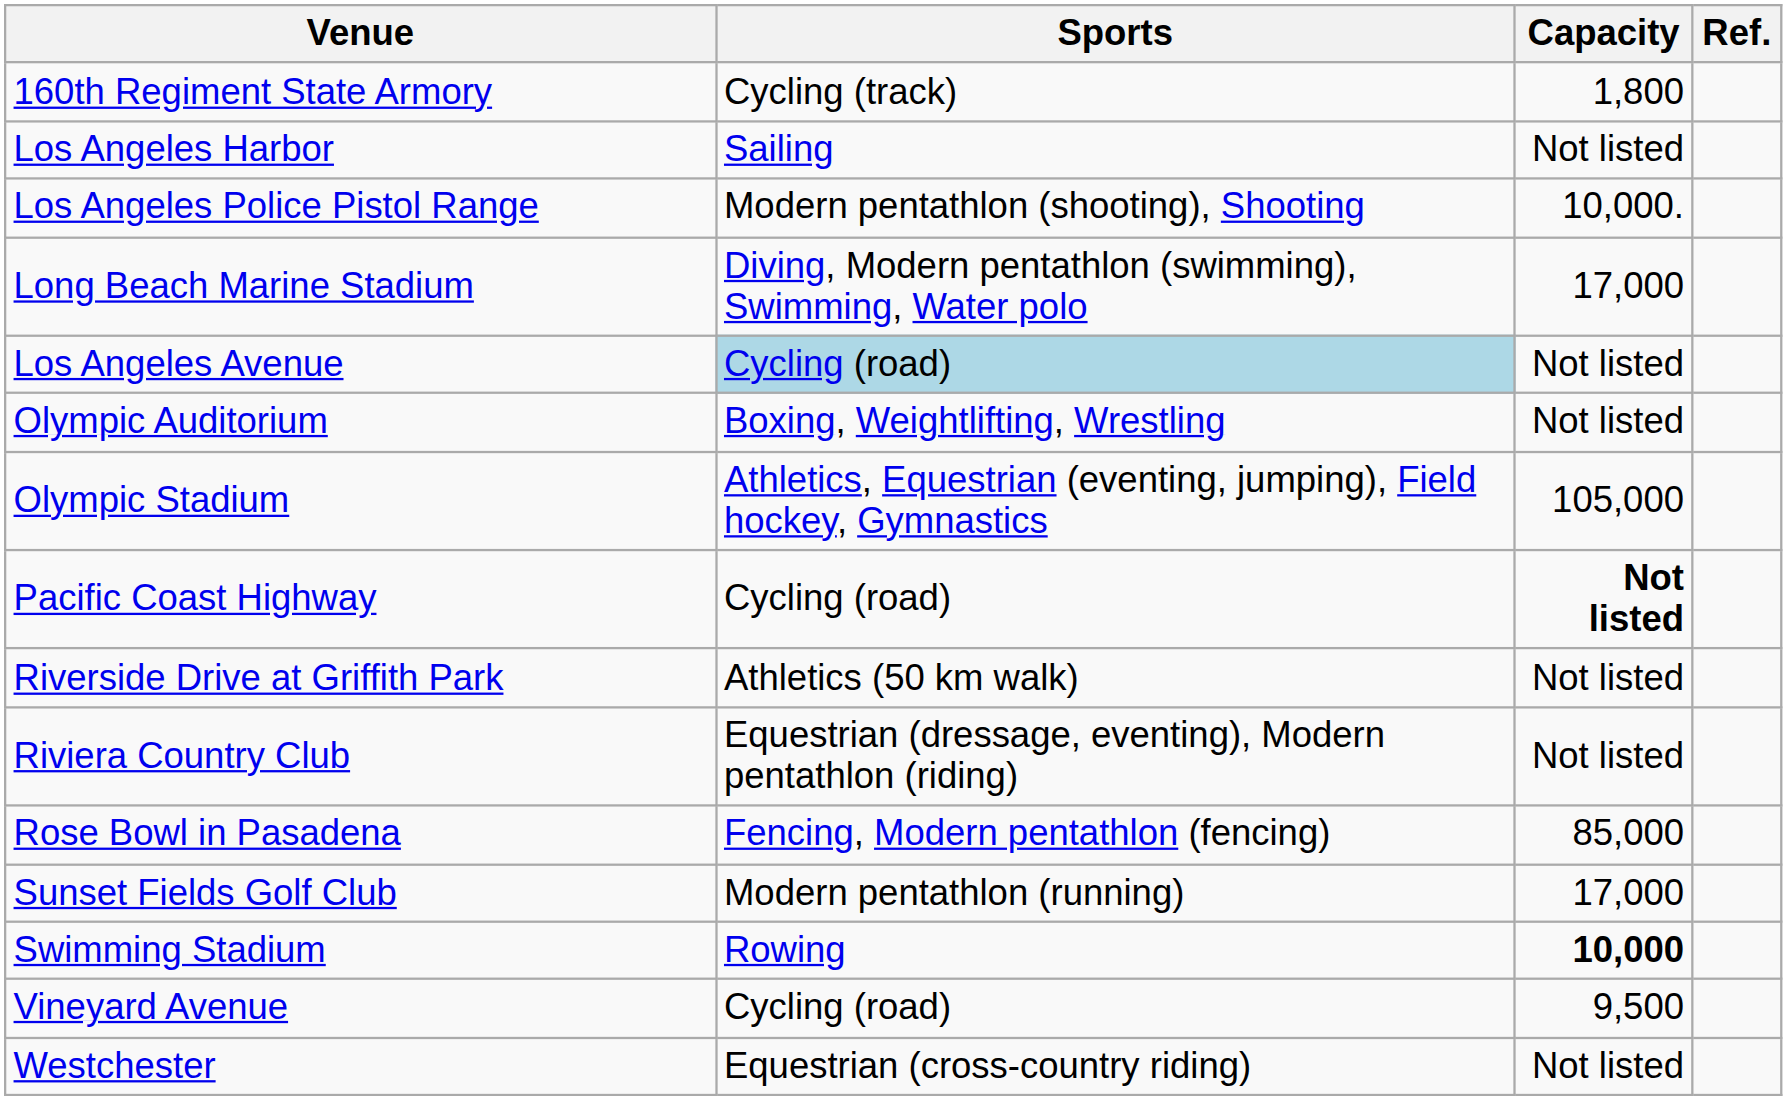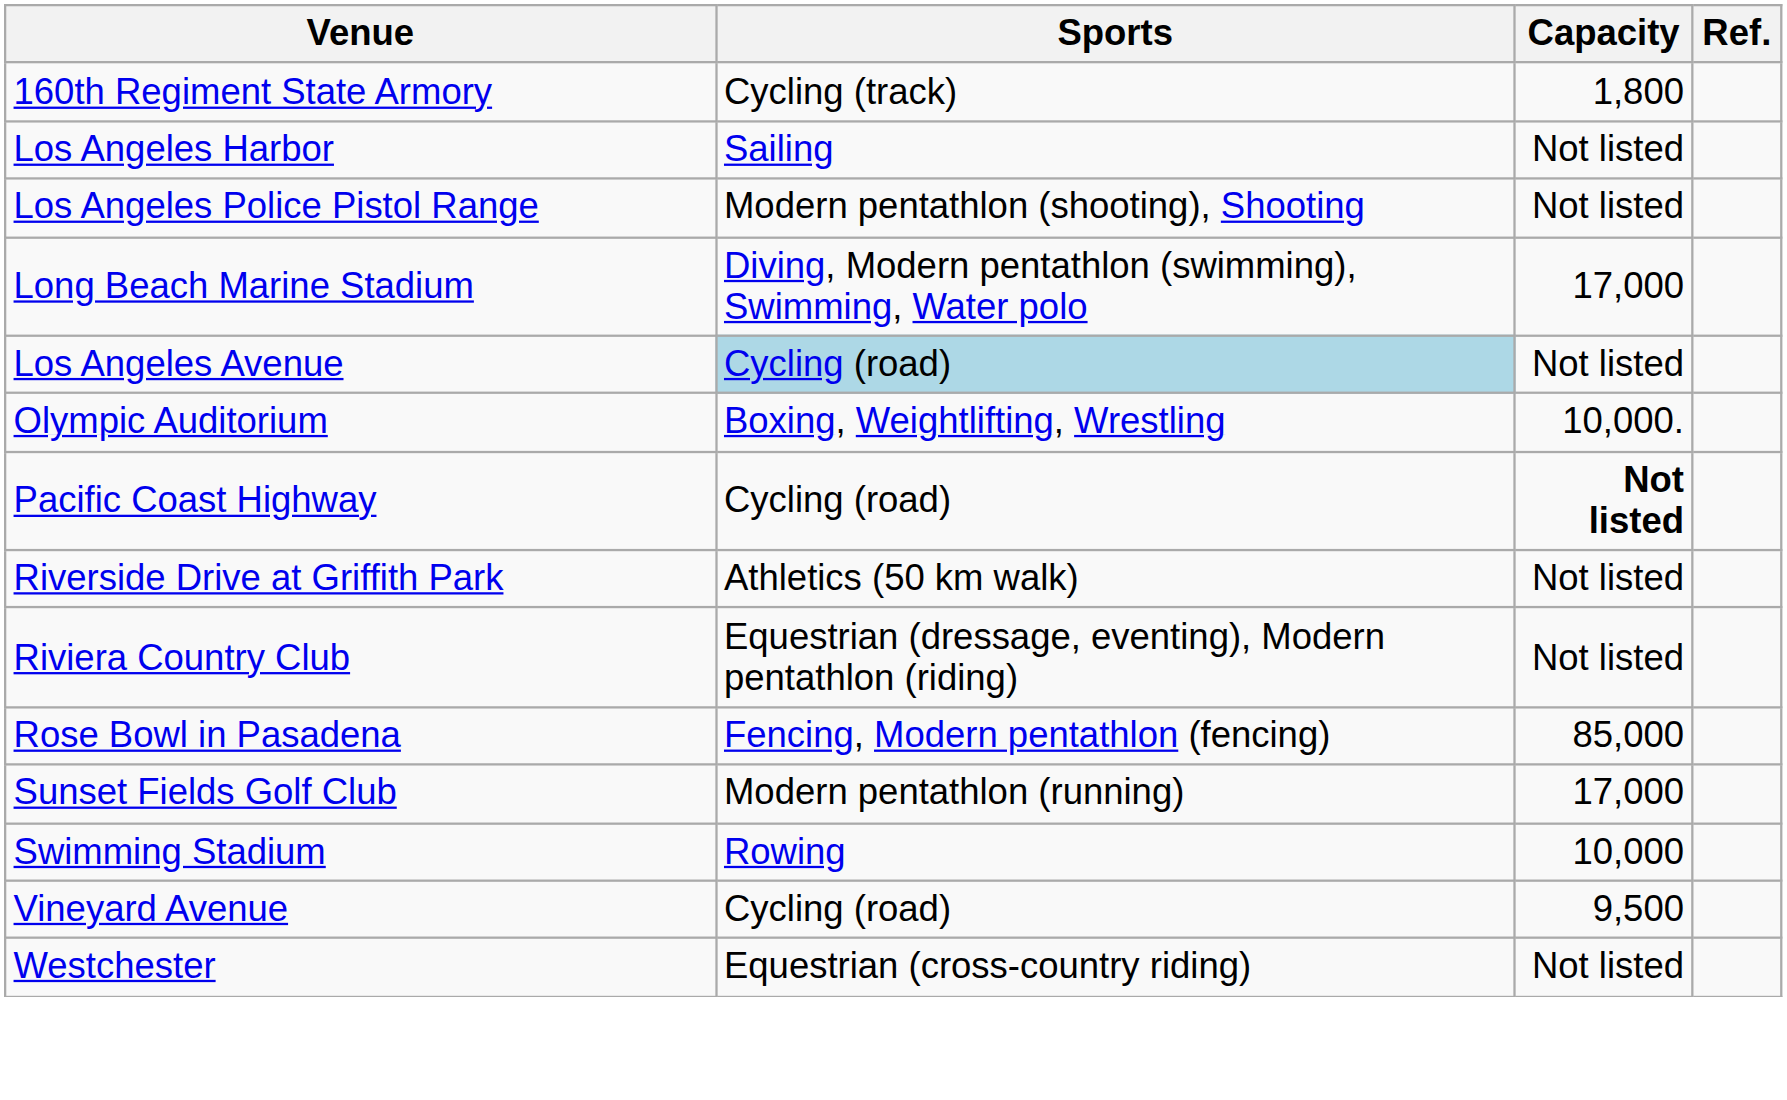(1623, 206) 10,000. -> (1608, 206) Not listed
(1608, 421) Not listed -> (1623, 421) 10,000.
- row: (151, 499)
(1628, 949) bold -> (1628, 850) normal
